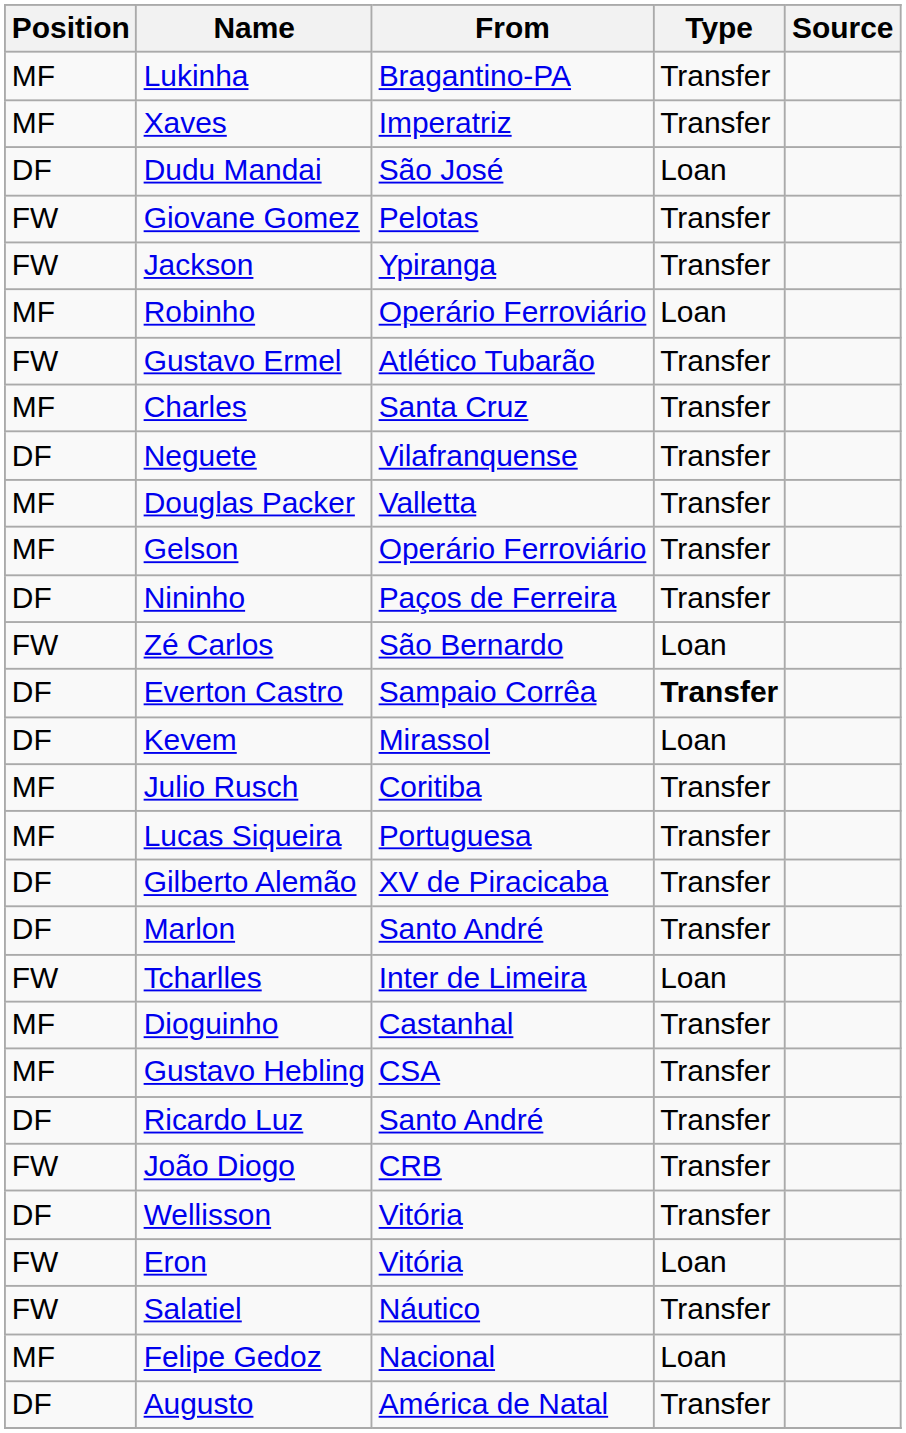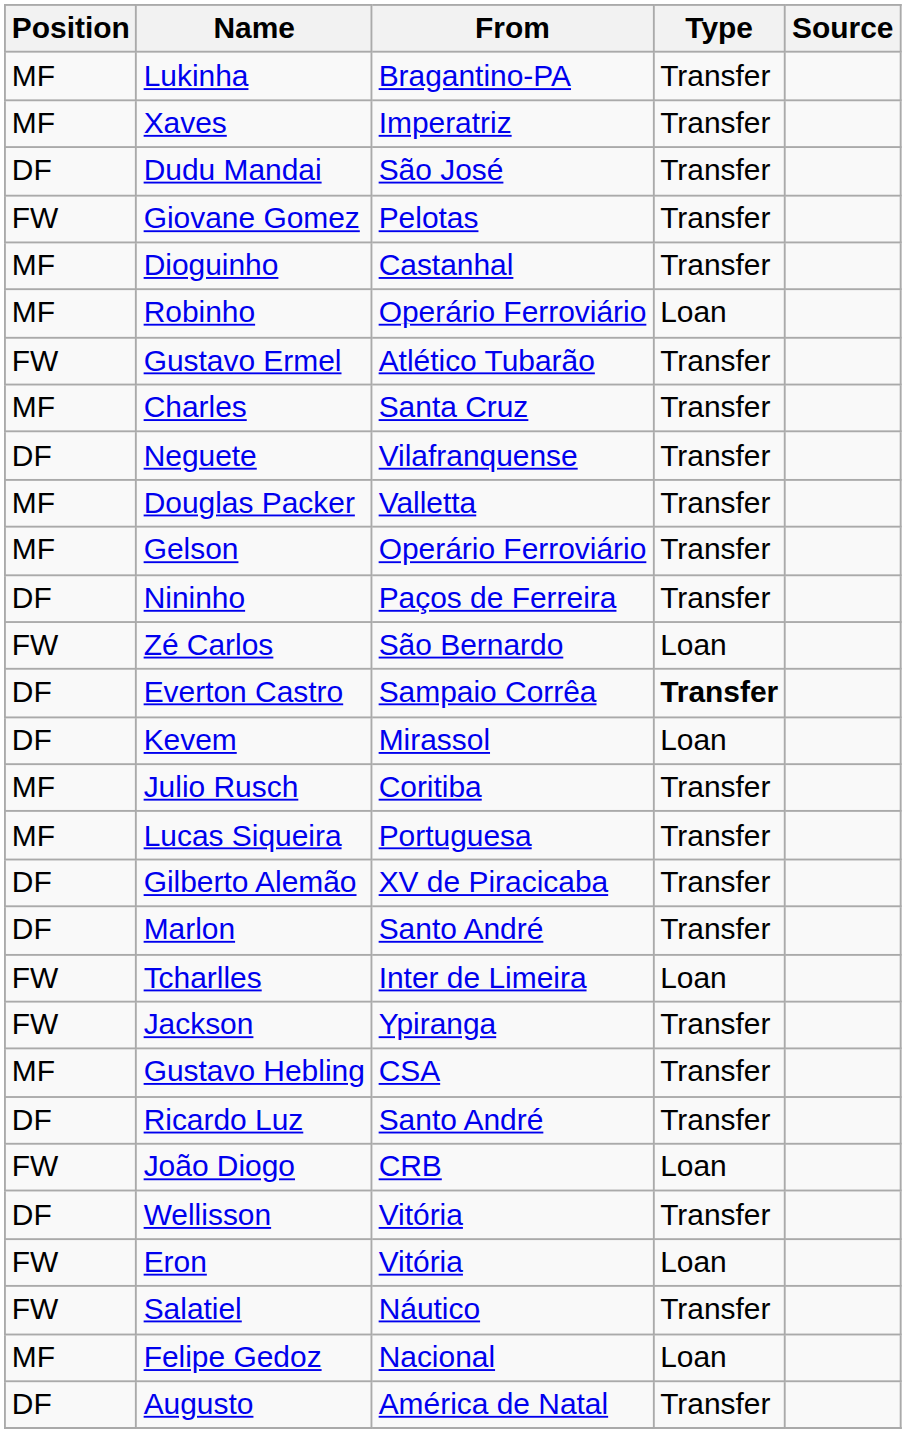(693, 170) Loan -> (715, 170) Transfer
rows swapped: (199, 265) <-> (211, 1024)
(715, 1167) Transfer -> (693, 1167) Loan
